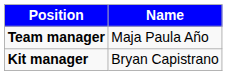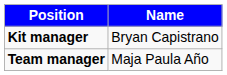rows swapped: (56, 37) <-> (48, 59)
